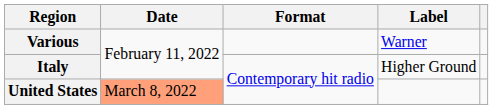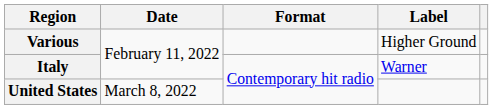(404, 41) Warner -> (429, 41) Higher Ground
(429, 66) Higher Ground -> (404, 66) Warner
(151, 91) lightsalmon background -> (151, 91) no background
